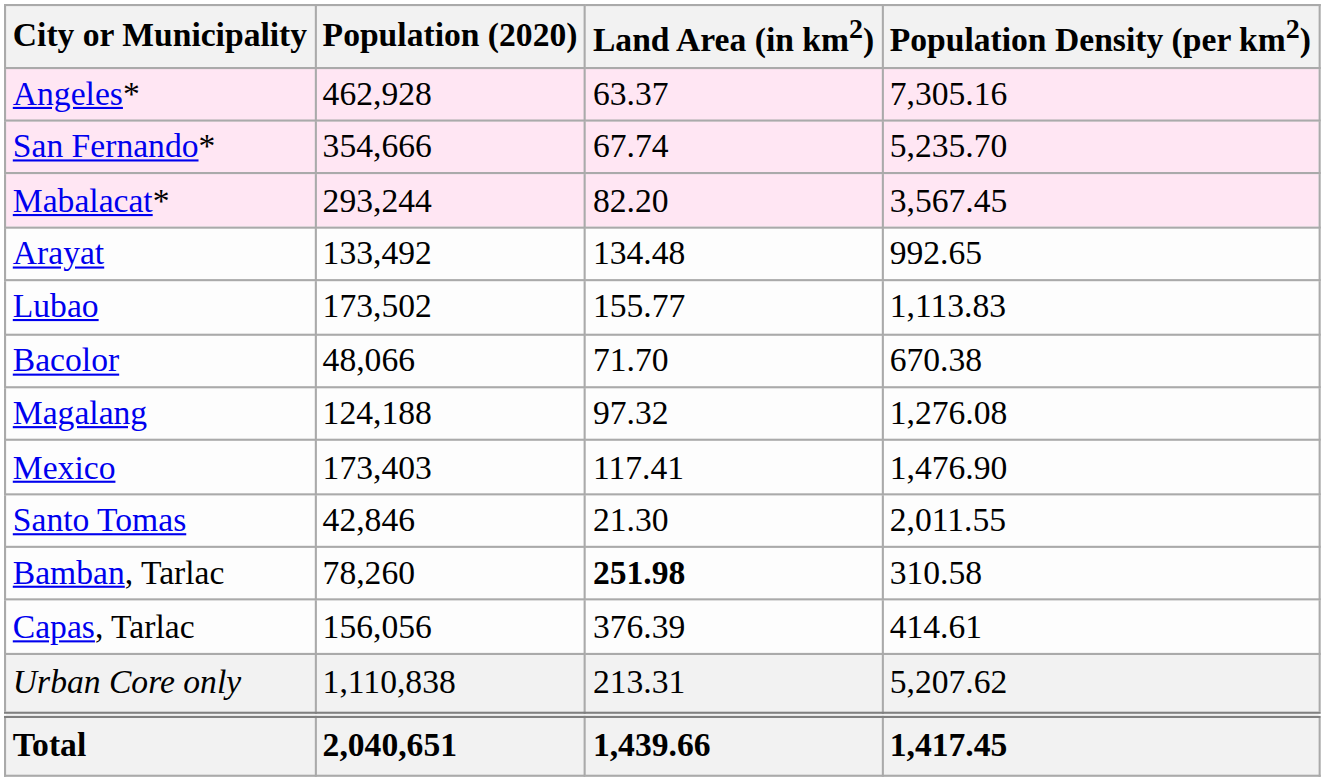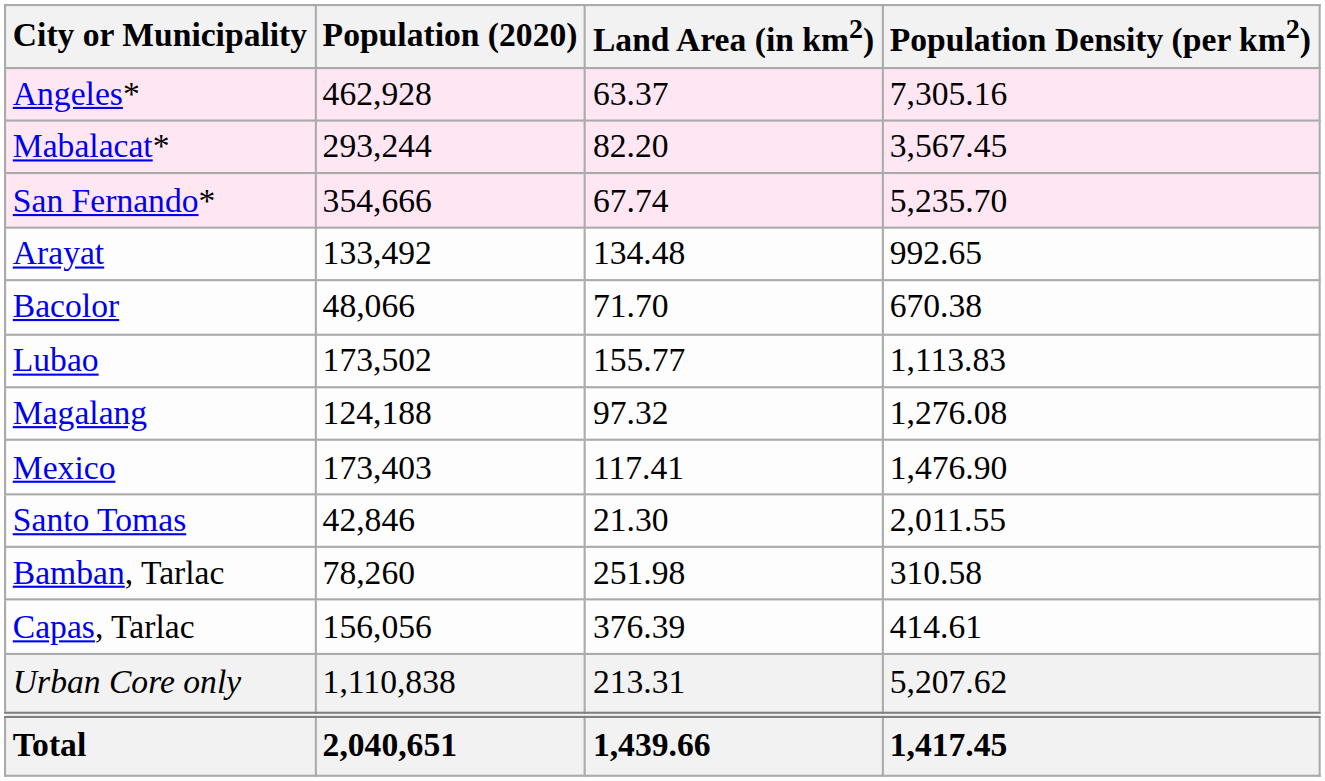rows swapped: (114, 146) <-> (91, 200)
rows swapped: (66, 359) <-> (56, 306)
(639, 573) bold -> (639, 573) normal
